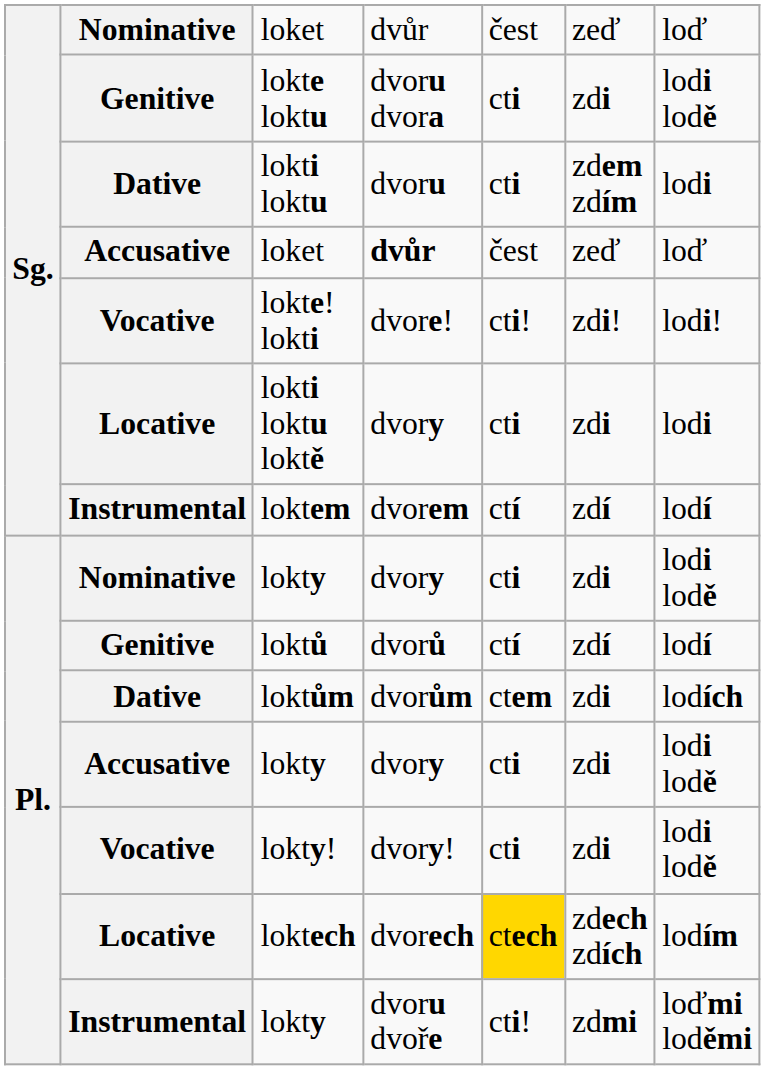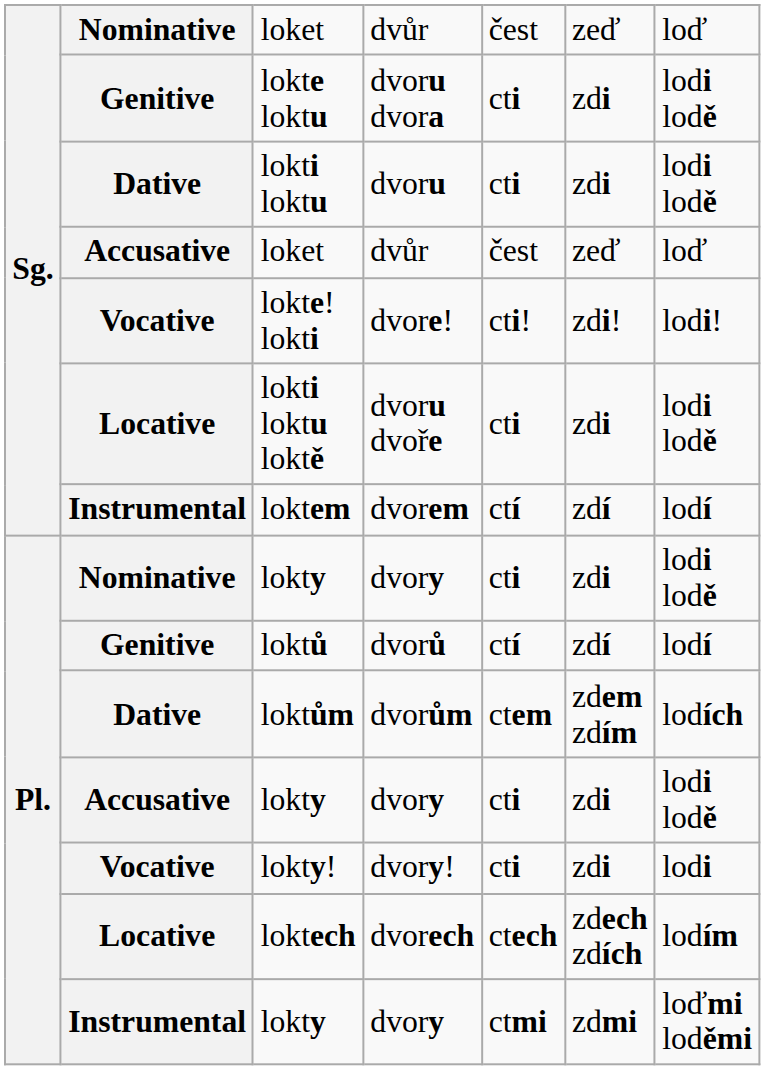(607, 183) zdem zdím -> (591, 183) zdi
(687, 183) lodi -> (690, 183) lodi lodě
(403, 251) bold -> (399, 251) normal
(407, 423) dvory -> (408, 423) dvoru dvoře
(687, 423) lodi -> (690, 423) lodi lodě
(591, 695) zdi -> (607, 713) zdem zdím
(690, 849) lodi lodě -> (687, 867) lodi
(523, 935) gold background -> (523, 935) no background
(408, 1021) dvoru dvoře -> (407, 1021) dvory
(510, 1021) cti! -> (518, 1021) ctmi
